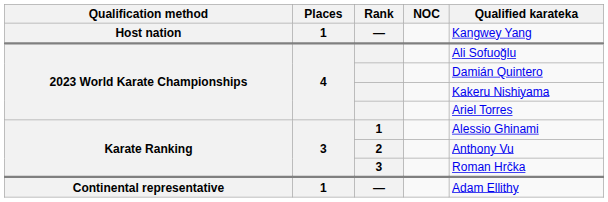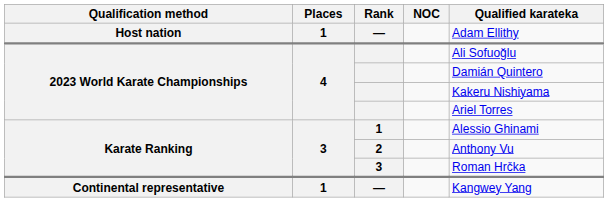(492, 33) Kangwey Yang -> (485, 33) Adam Ellithy
(485, 187) Adam Ellithy -> (492, 187) Kangwey Yang
